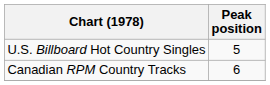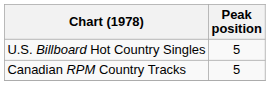(237, 70) 6 -> (237, 70) 5
